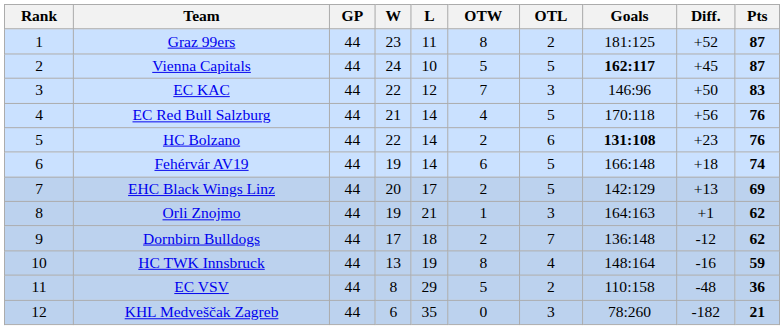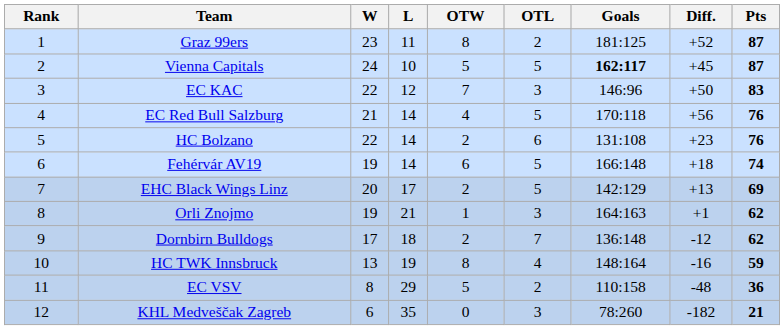- column: (352, 16)
(630, 139) bold -> (621, 139) normal
